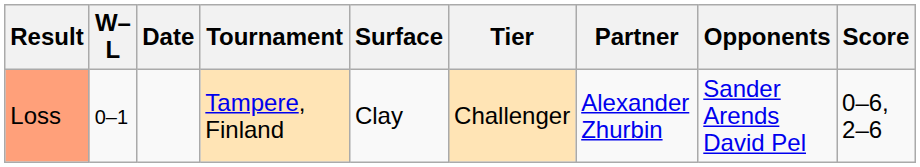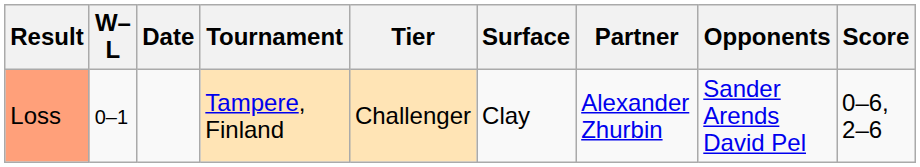columns swapped: (512, 37) <-> (399, 37)
